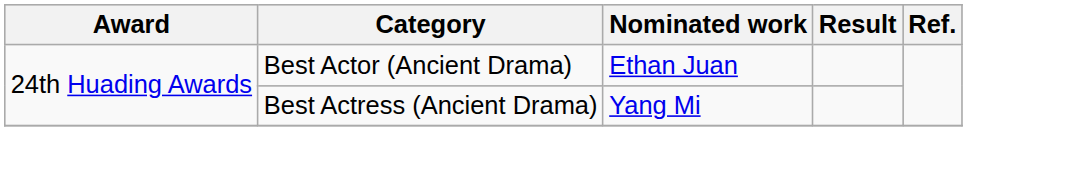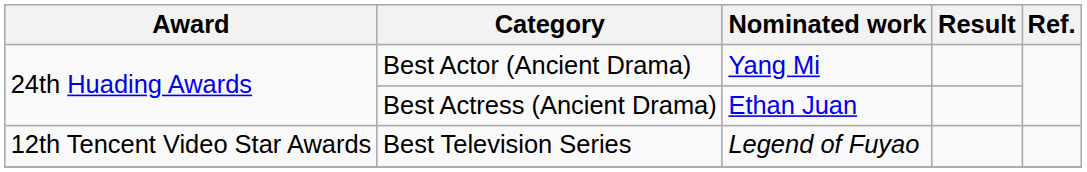(674, 65) Ethan Juan -> (774, 65) Yang Mi
(655, 105) Yang Mi -> (793, 105) Ethan Juan
+ row: (507, 145)
